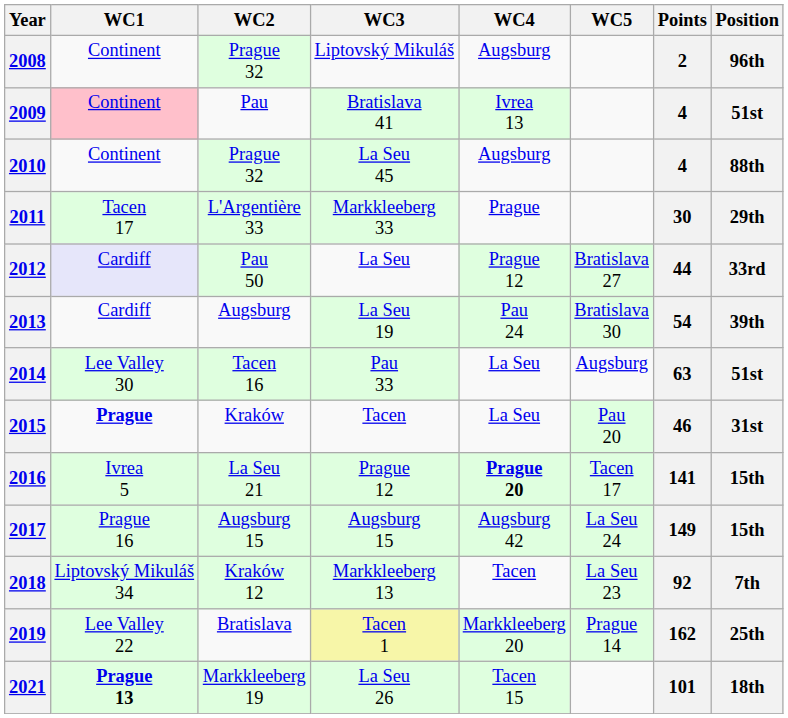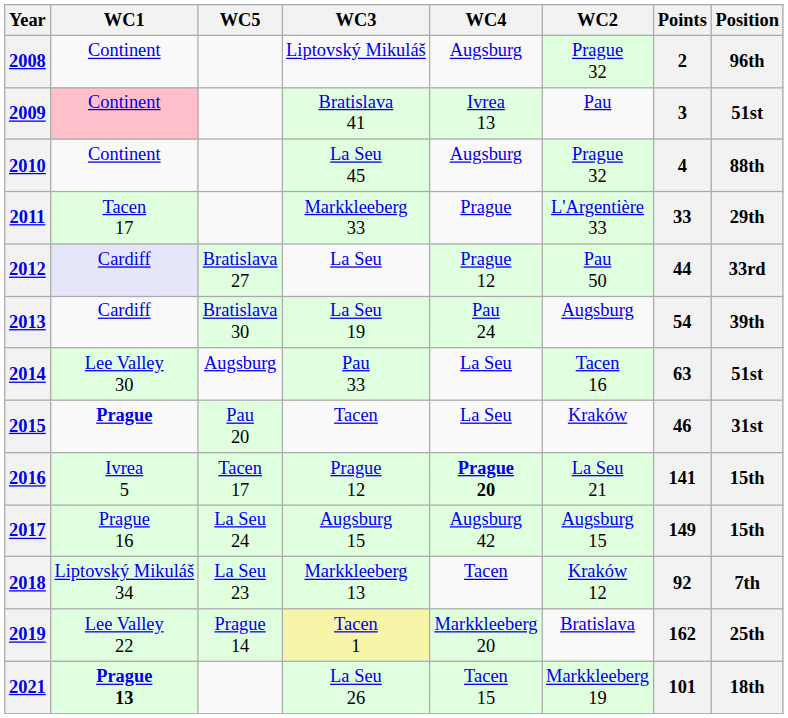columns swapped: (254, 20) <-> (612, 20)
(682, 113) 4 -> (682, 113) 3
(682, 217) 30 -> (682, 217) 33
